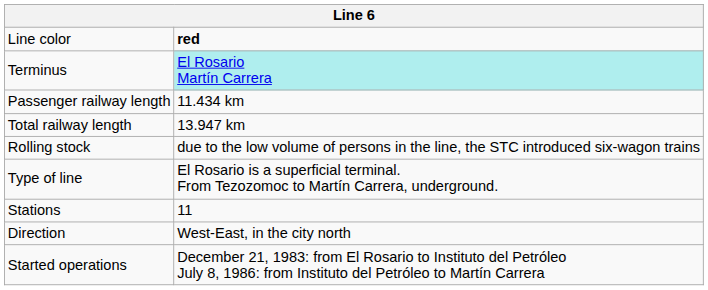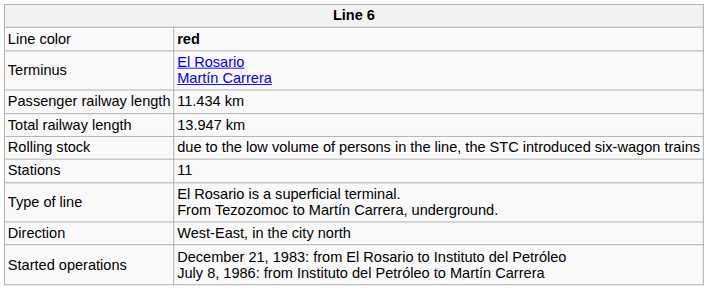(225, 70) paleturquoise background -> (225, 70) no background
rows swapped: (34, 210) <-> (45, 179)
